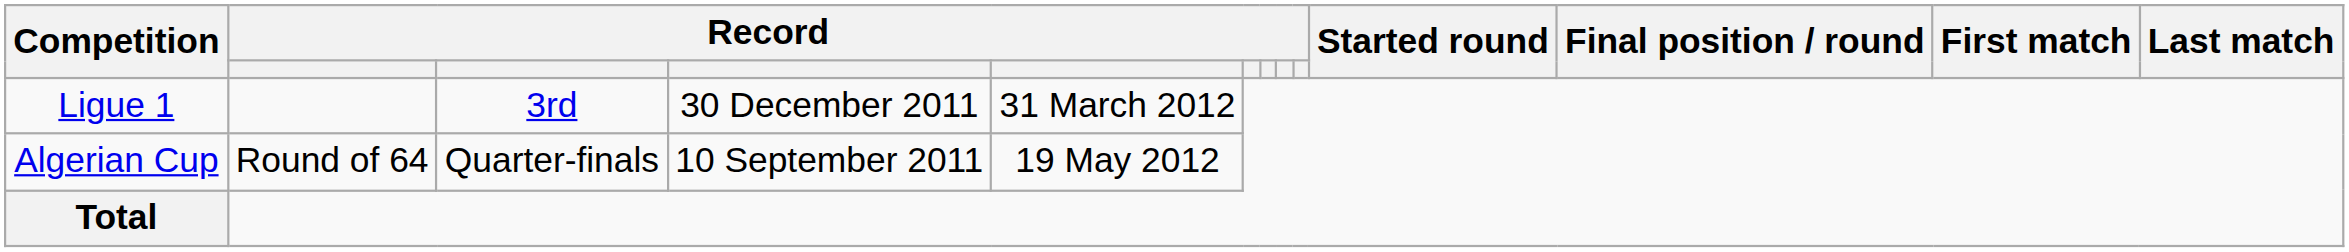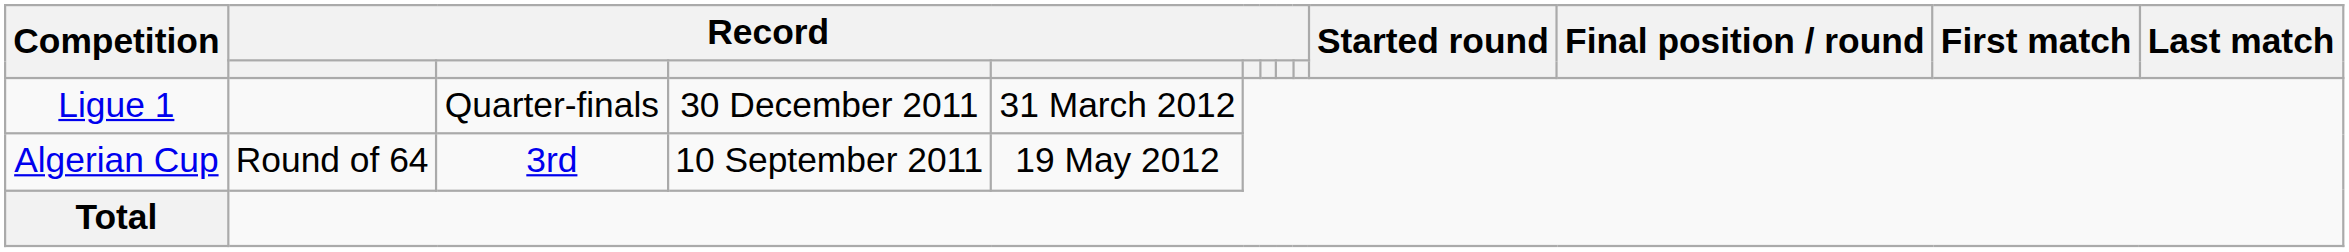(552, 104) 3rd -> (552, 104) Quarter-finals
(552, 160) Quarter-finals -> (552, 160) 3rd
